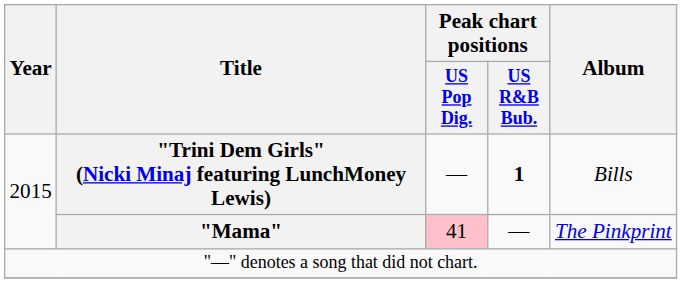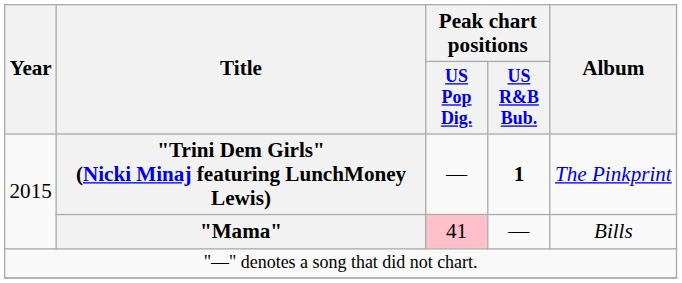(613, 174) Bills -> (613, 174) The Pinkprint
(613, 231) The Pinkprint -> (613, 231) Bills
